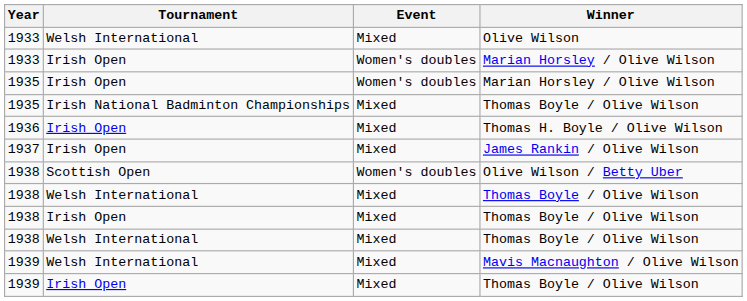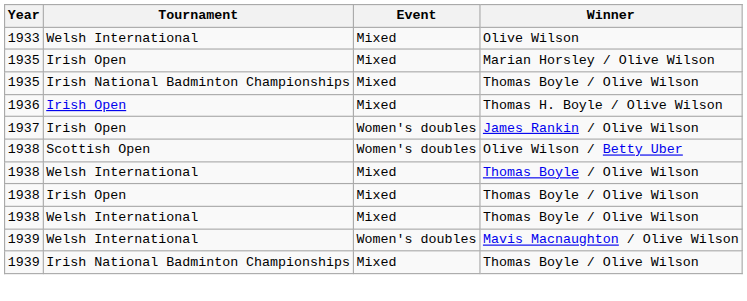- row: (24, 60)
(417, 83) Women's doubles -> (377, 60) Mixed
(377, 150) Mixed -> (417, 128) Women's doubles
(377, 262) Mixed -> (417, 240) Women's doubles
(86, 284) Irish Open -> (198, 262) Irish National Badminton Championships
